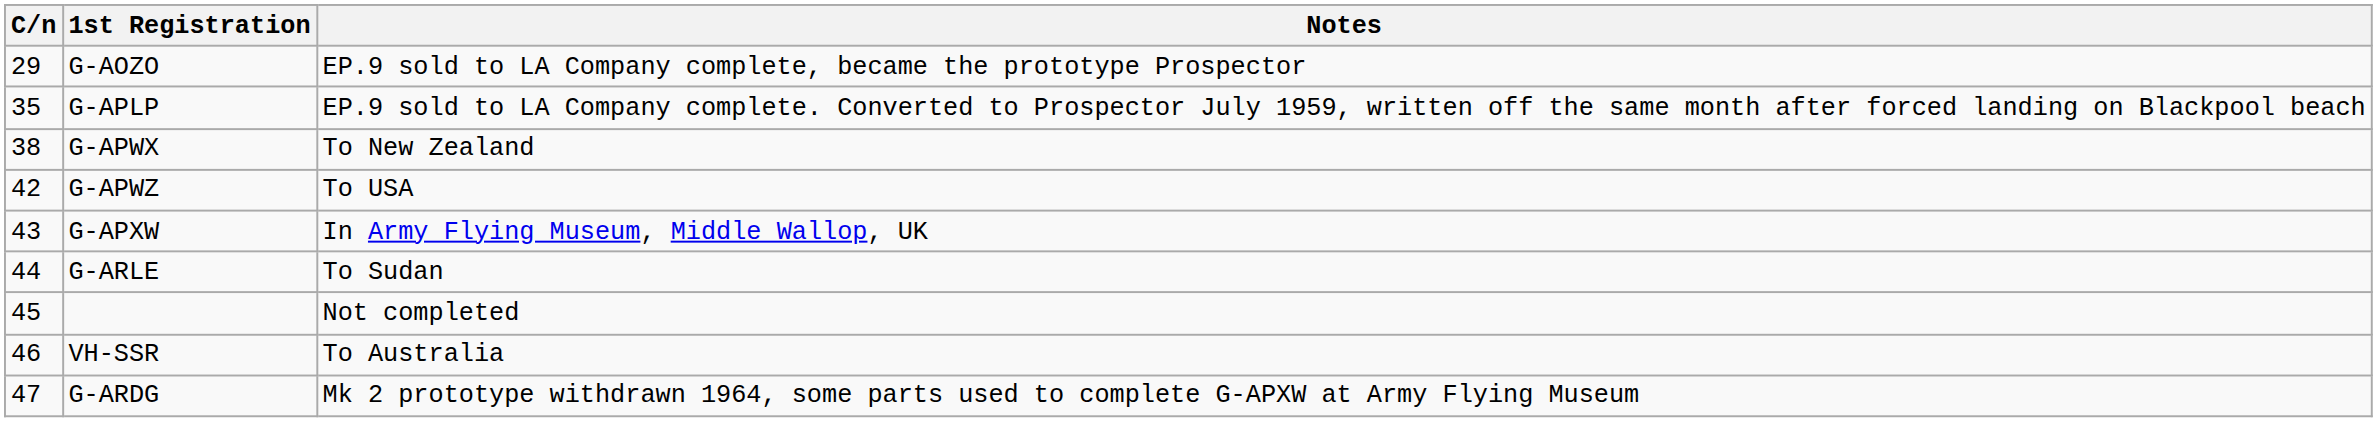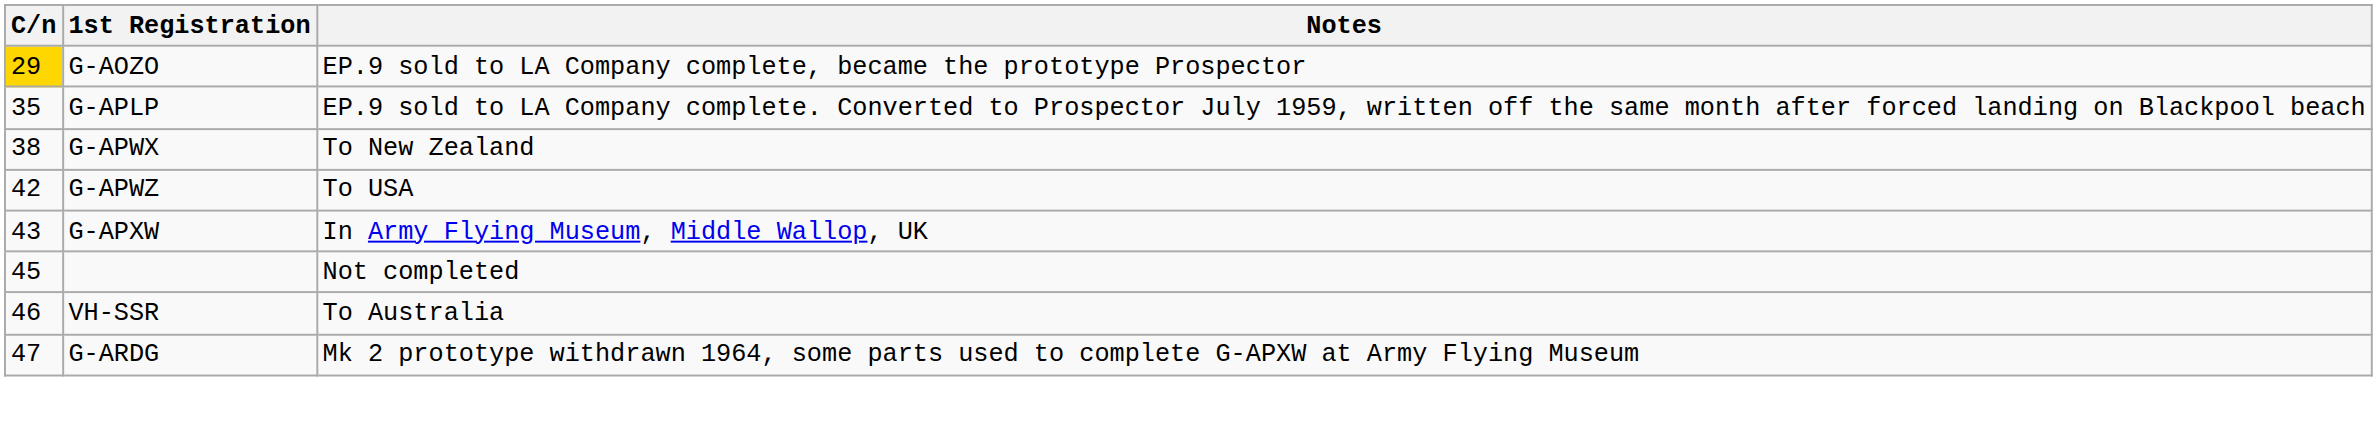(26, 67) no background -> (26, 67) gold background
- row: (114, 272)
